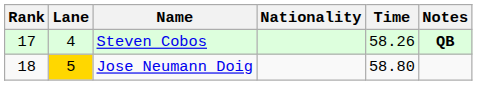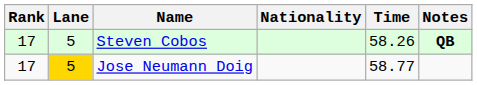(71, 42) 4 -> (71, 42) 5
(27, 67) 18 -> (27, 67) 17
(392, 67) 58.80 -> (392, 67) 58.77
